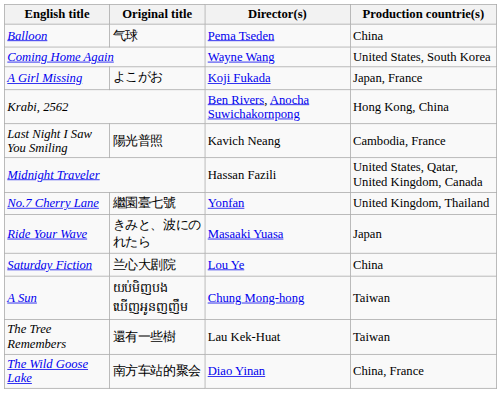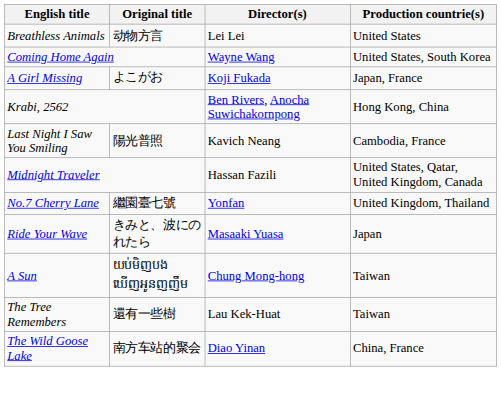- row: (27, 35)
+ row: (56, 35)
- row: (50, 264)
